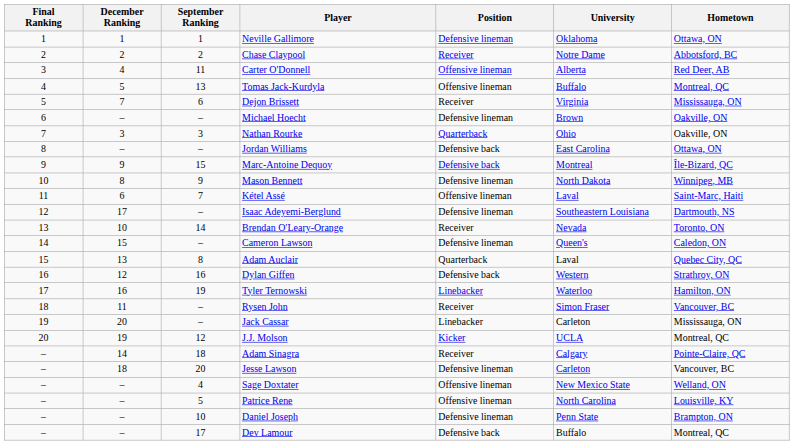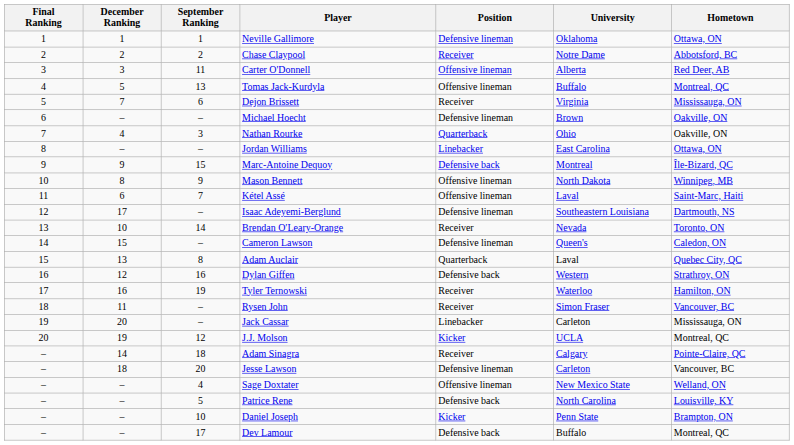(122, 70) 4 -> (122, 70) 3
(122, 133) 3 -> (122, 133) 4
(469, 149) Defensive back -> (461, 149) Linebacker
(476, 180) Defensive lineman -> (475, 180) Offensive lineman
(461, 290) Linebacker -> (456, 290) Receiver
(475, 401) Offensive lineman -> (469, 401) Defensive back
(476, 416) Defensive lineman -> (452, 416) Kicker
